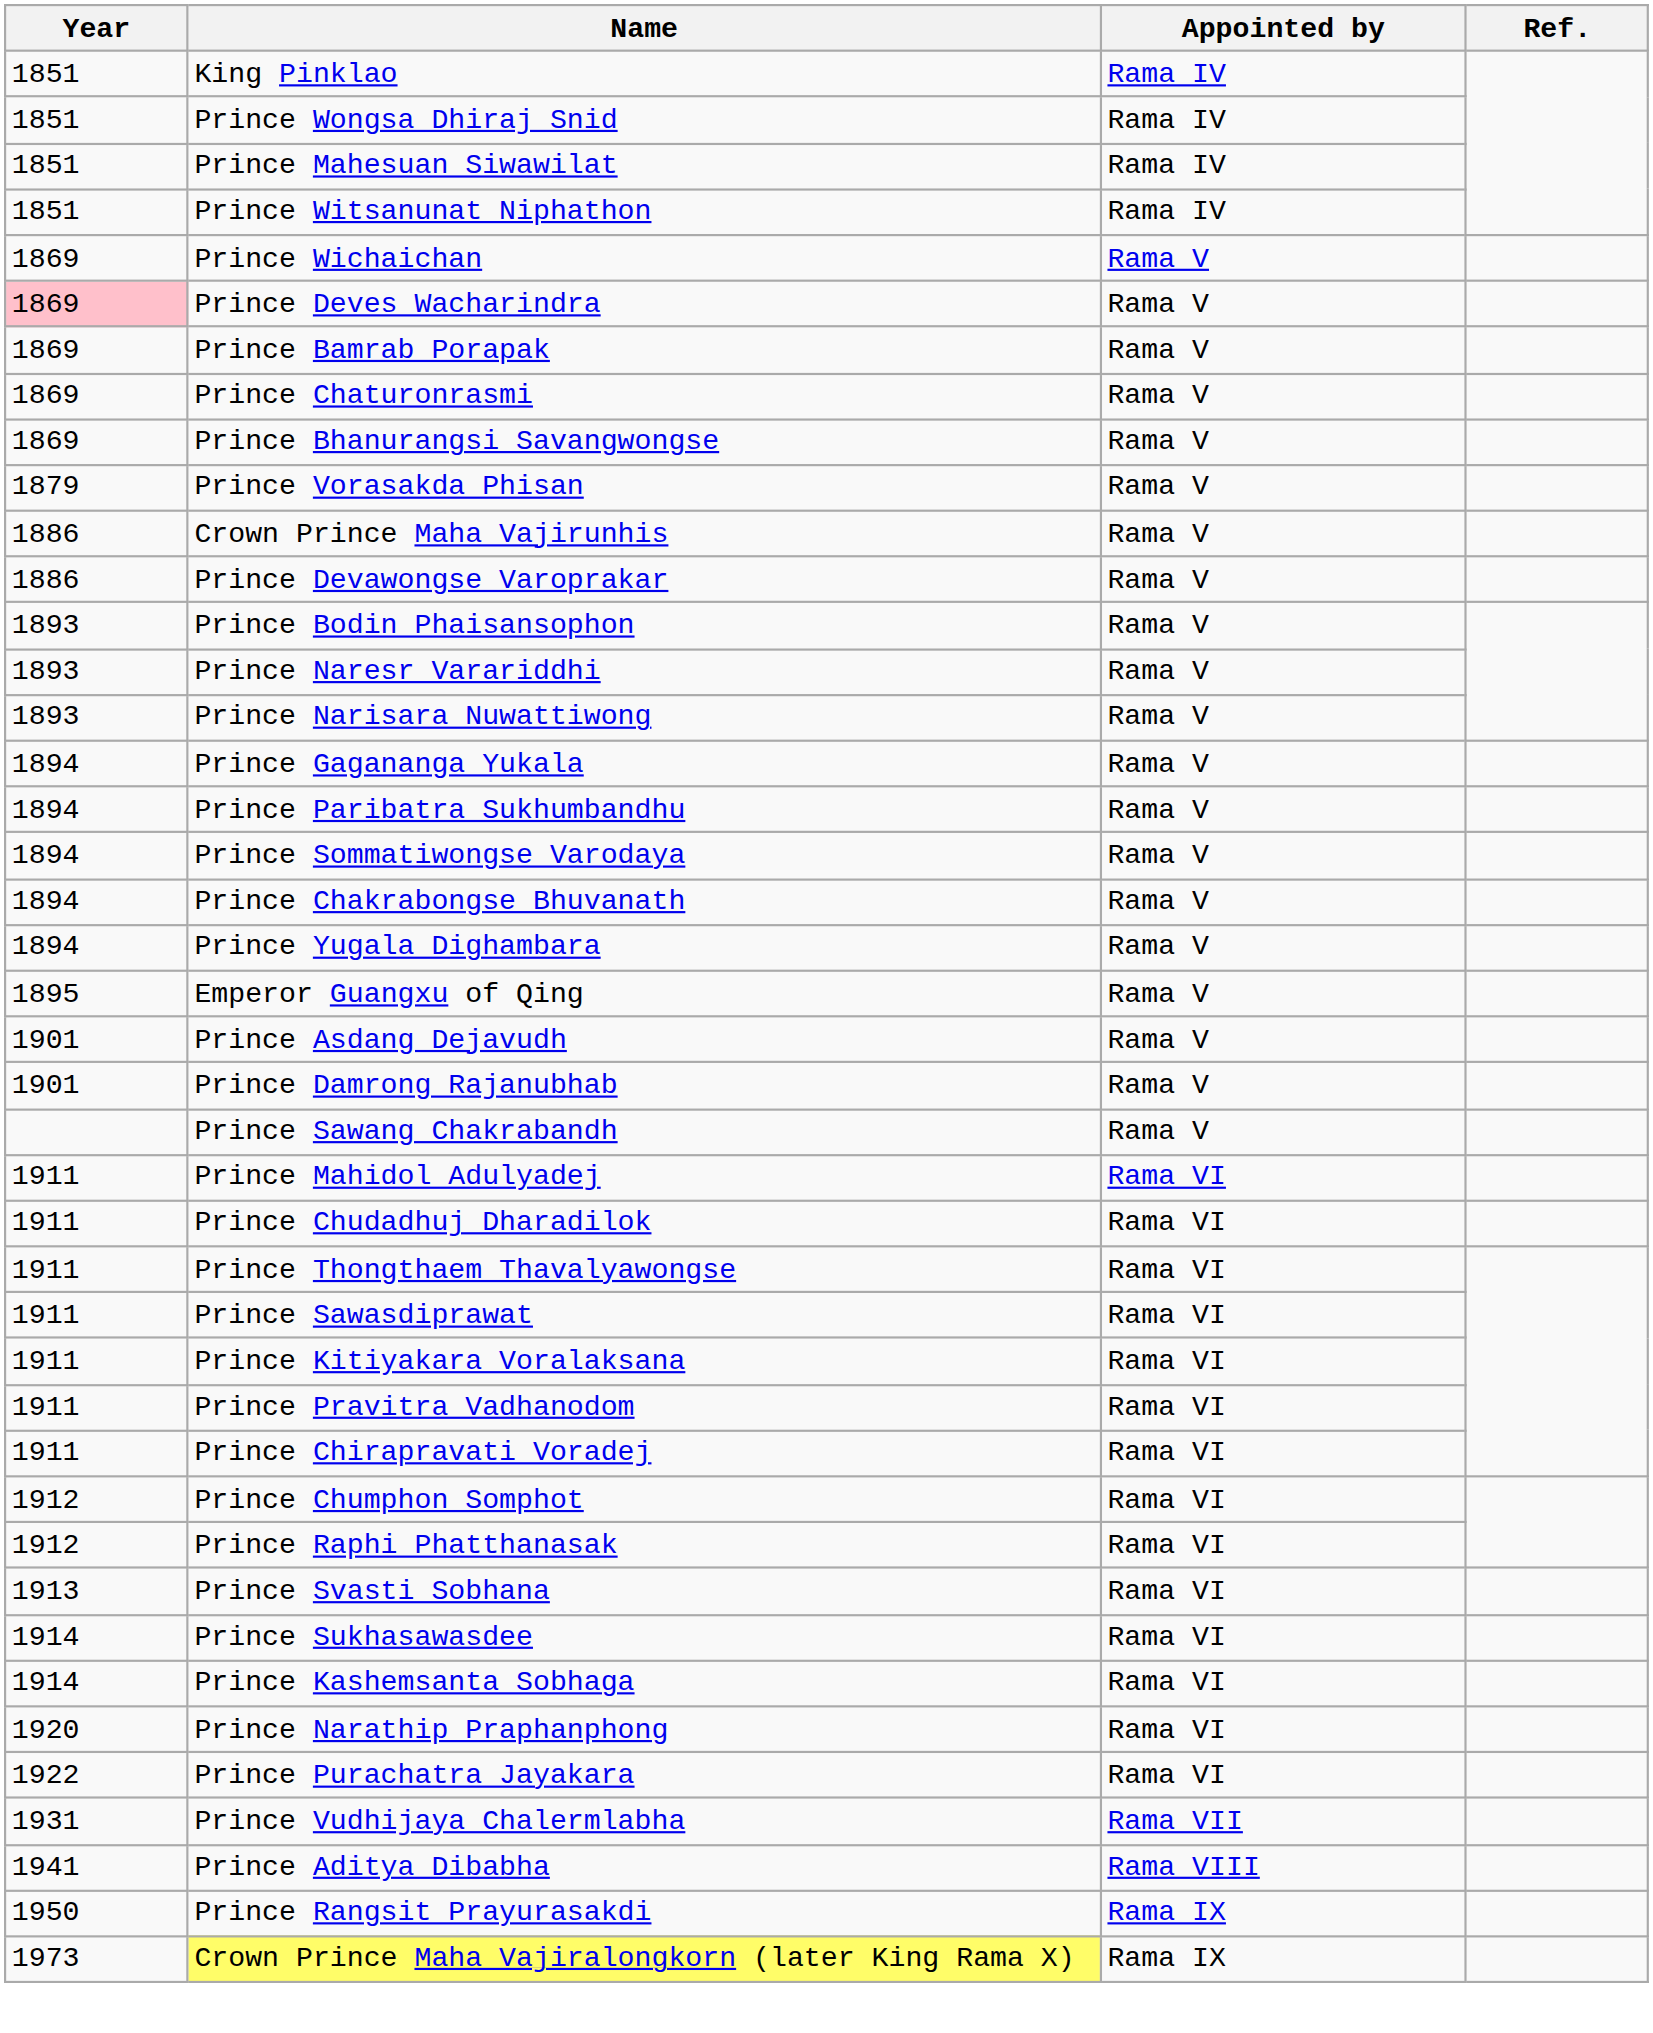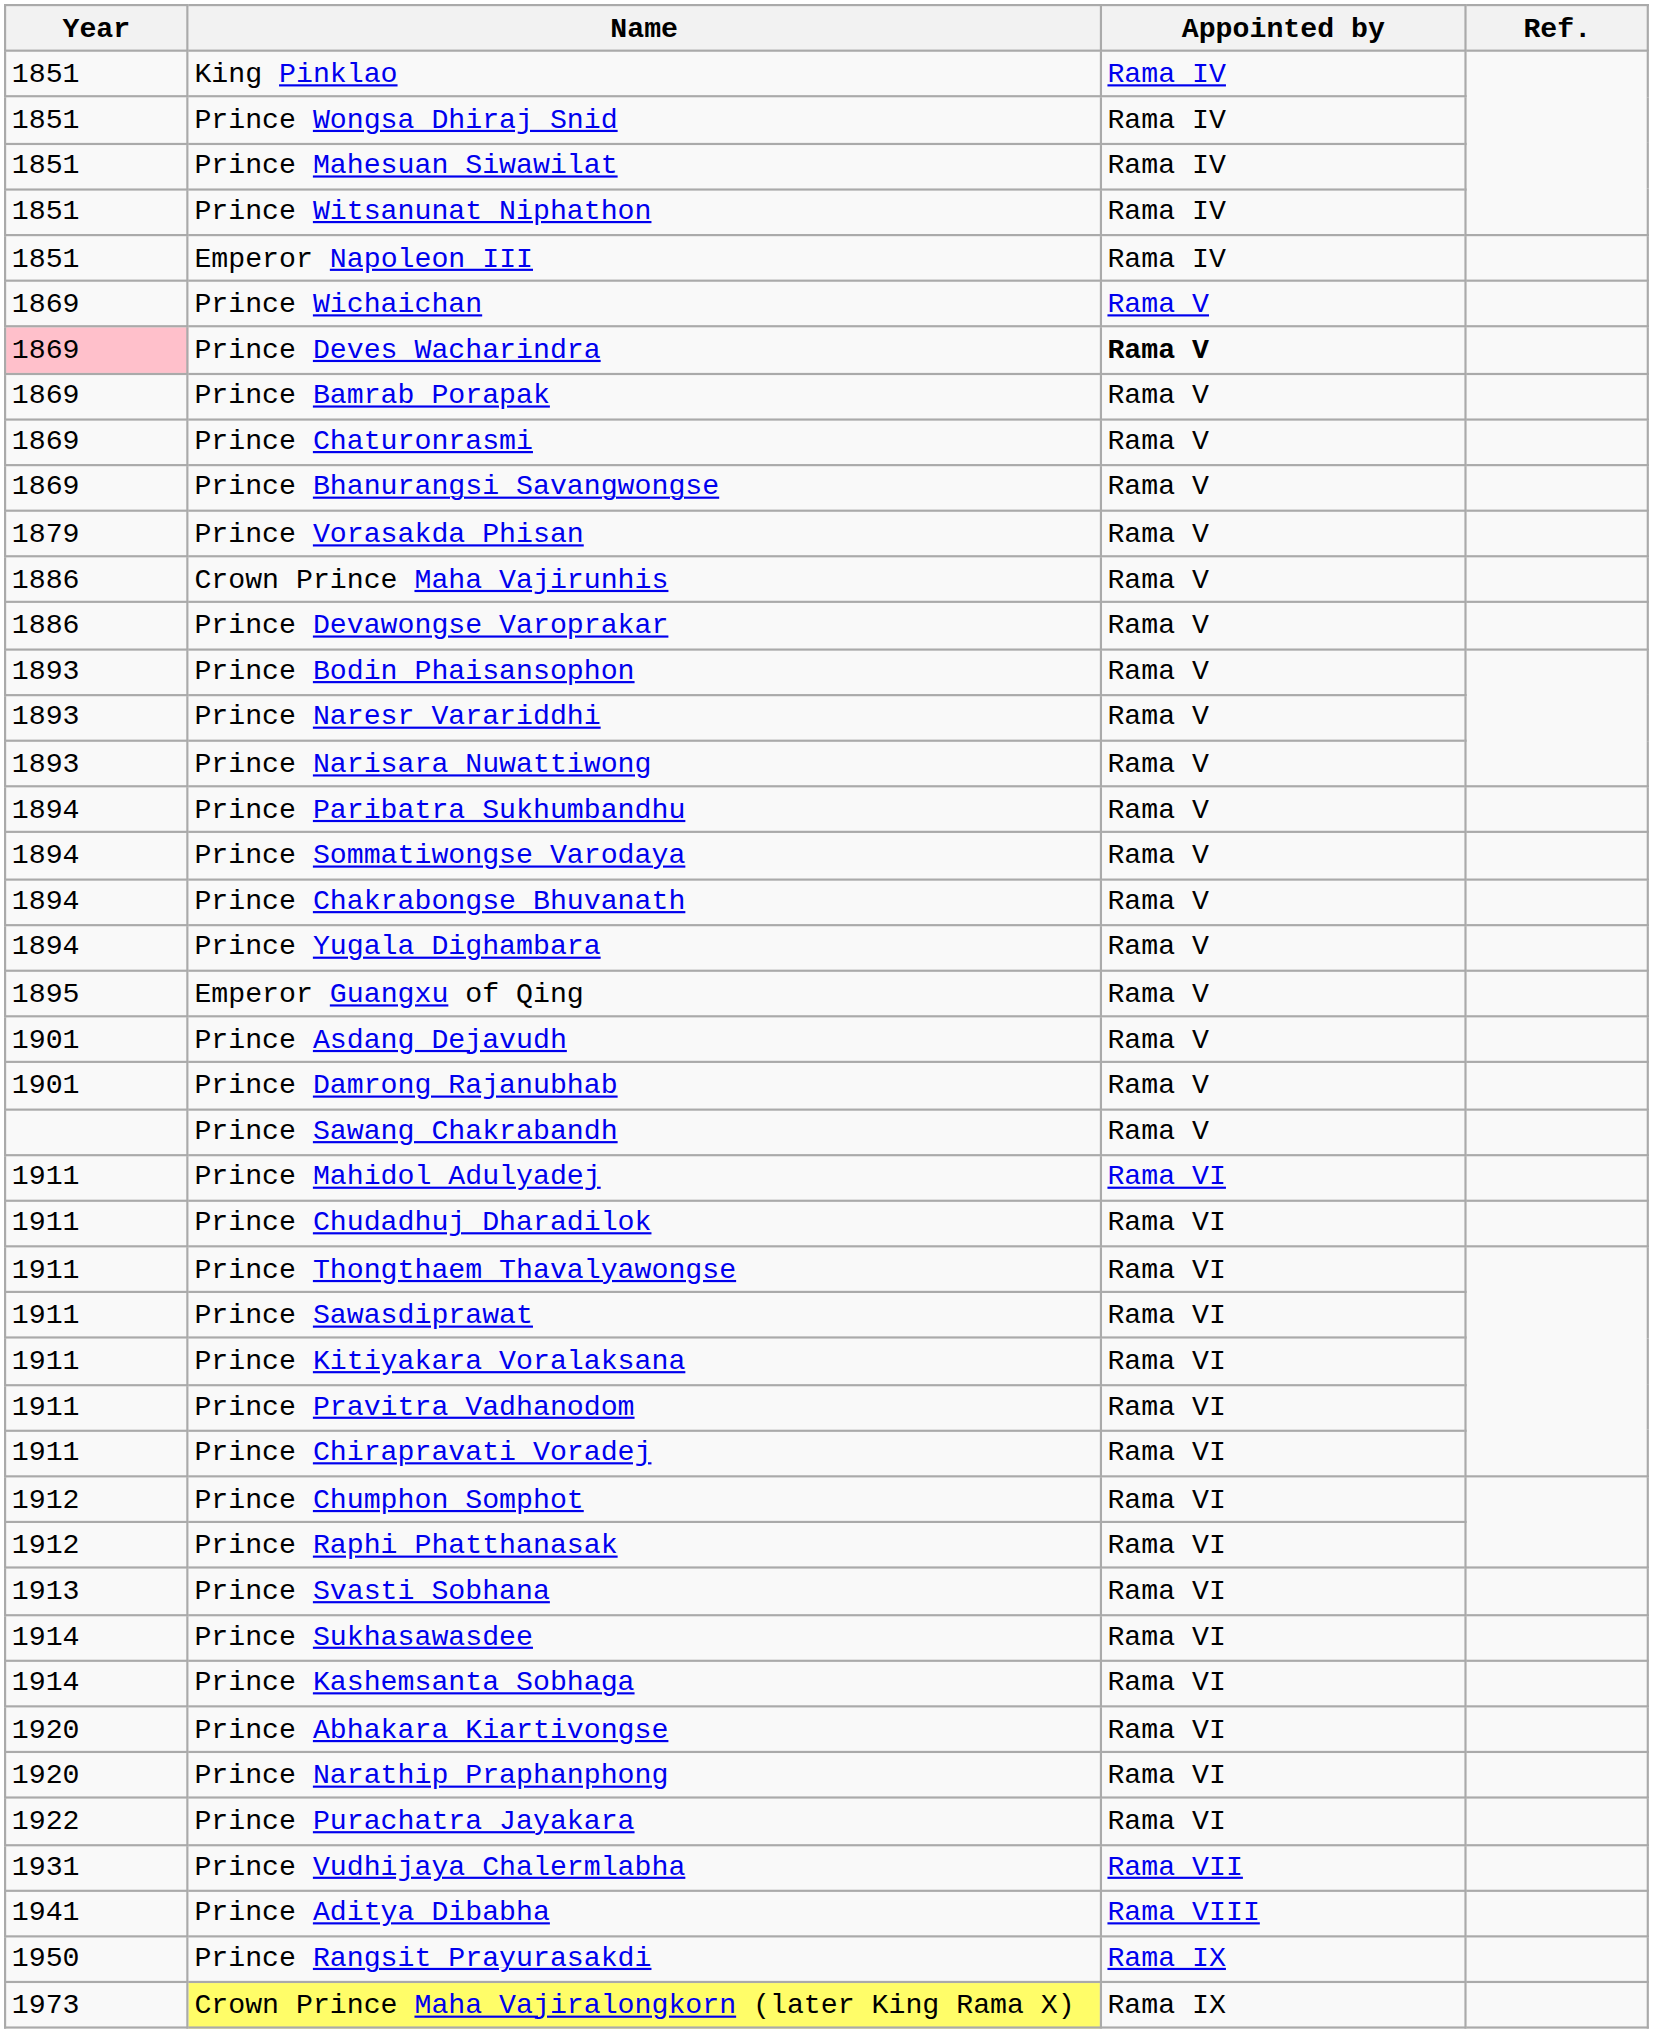+ row: (364, 258)
(1158, 304) normal -> (1158, 350) bold
- row: (389, 764)
+ row: (431, 1729)
